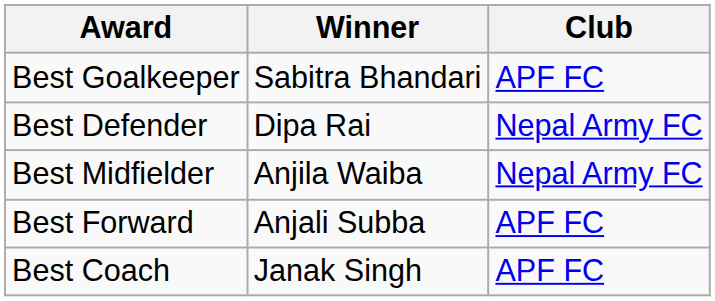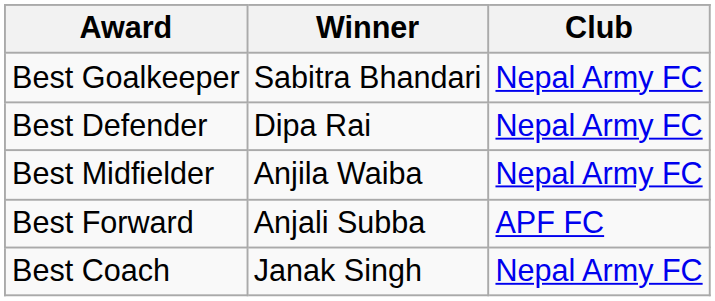(550, 77) APF FC -> (599, 77) Nepal Army FC
(550, 271) APF FC -> (599, 271) Nepal Army FC
